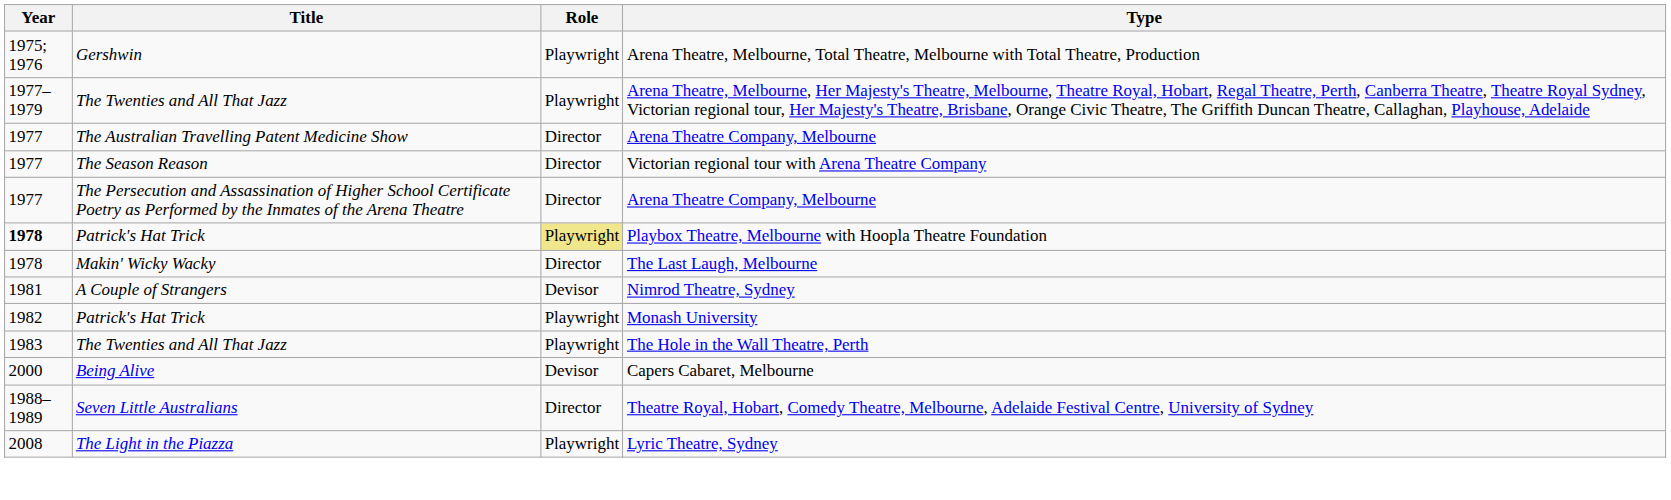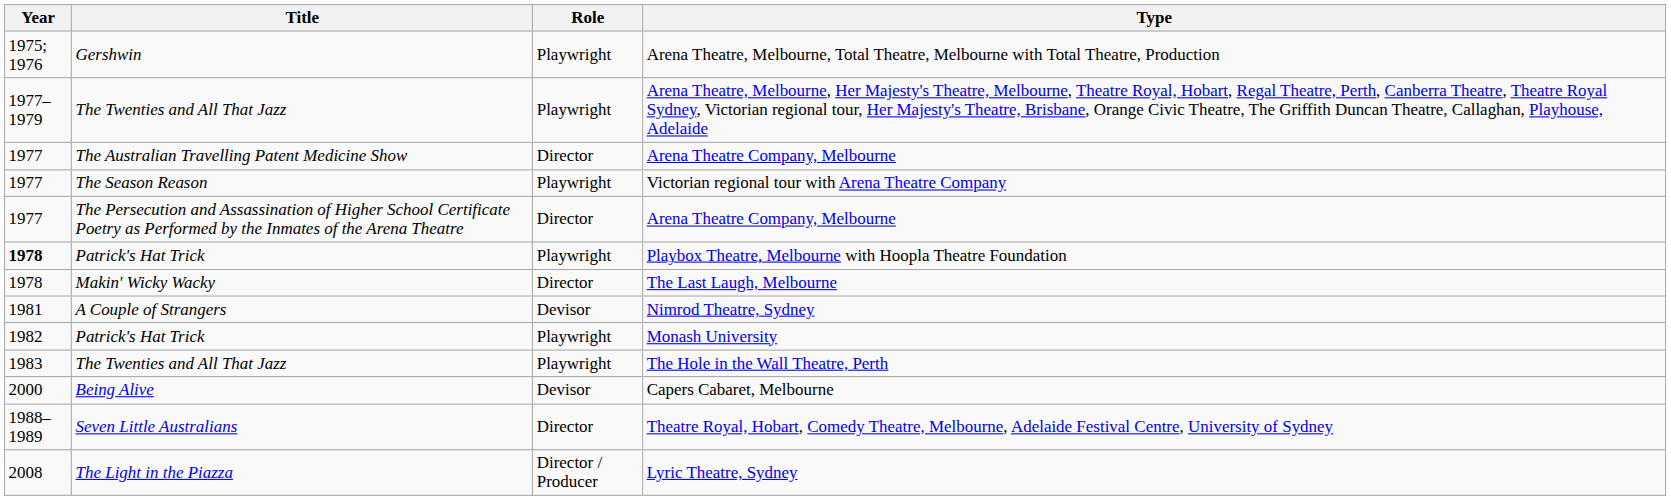(573, 163) Director -> (574, 182) Playwright
(582, 236) khaki background -> (574, 255) no background
(582, 443) Playwright -> (569, 472) Director / Producer
